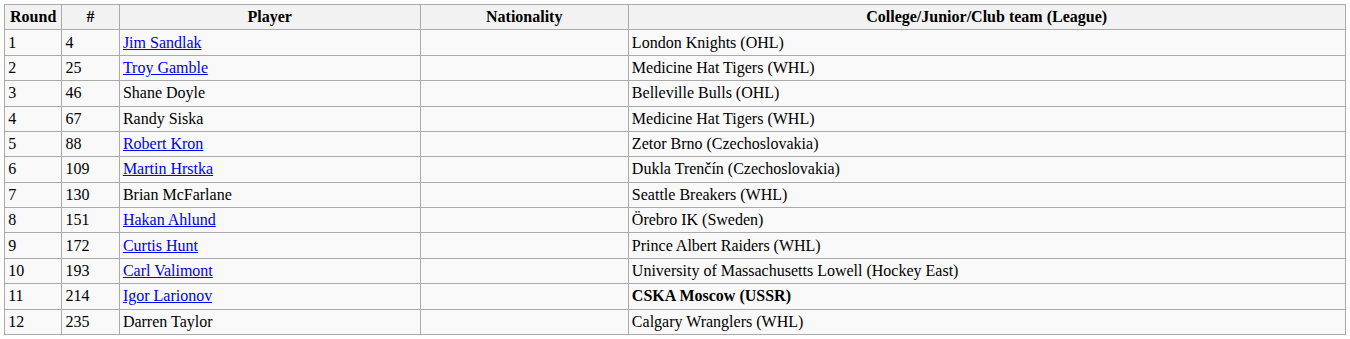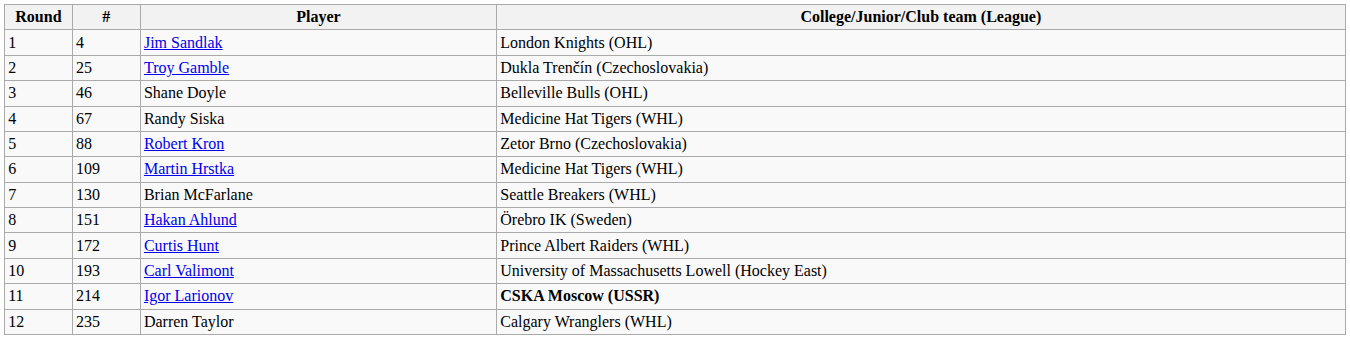- column: (524, 17)
(723, 67) Medicine Hat Tigers (WHL) -> (604, 67) Dukla Trenčín (Czechoslovakia)
(736, 169) Dukla Trenčín (Czechoslovakia) -> (592, 169) Medicine Hat Tigers (WHL)
